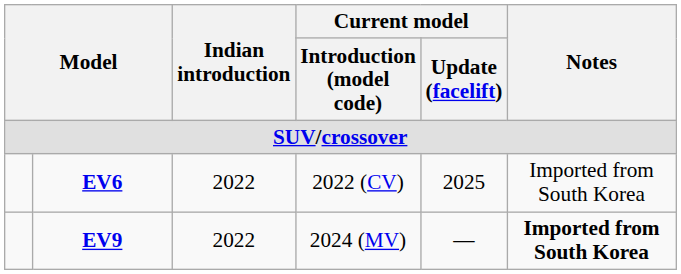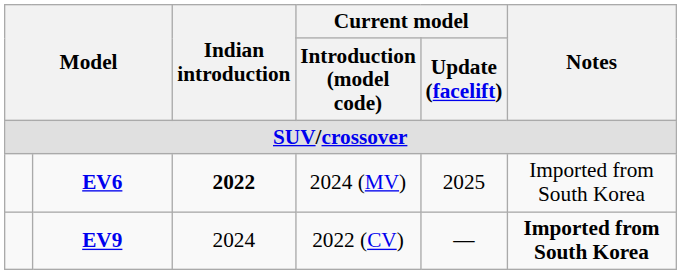(234, 182) normal -> (234, 182) bold
(358, 182) 2022 (CV) -> (358, 182) 2024 (MV)
(234, 240) 2022 -> (234, 240) 2024
(358, 240) 2024 (MV) -> (358, 240) 2022 (CV)
